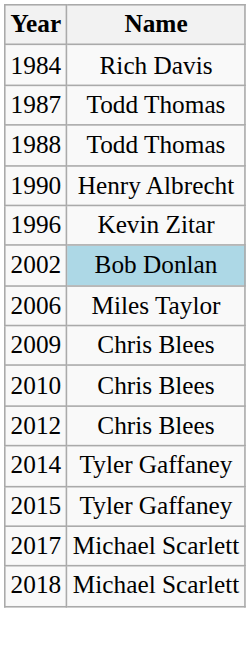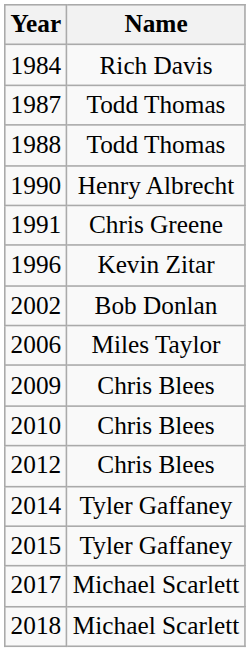+ row: (36, 225)
(156, 265) lightblue background -> (156, 305) no background
